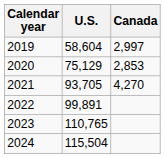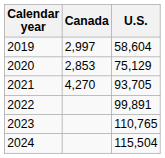columns swapped: (86, 20) <-> (135, 20)
